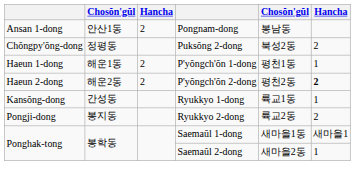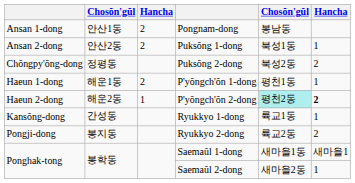+ row: (210, 46)
(142, 81) 2 -> (142, 99) 1
(278, 81) no background -> (278, 99) paleturquoise background
